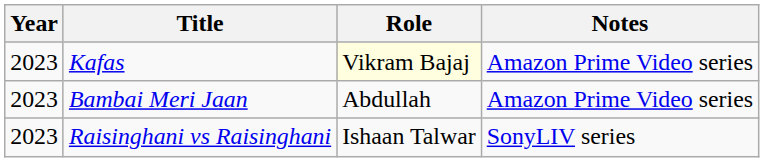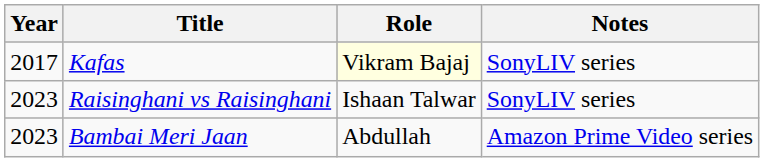(34, 61) 2023 -> (34, 61) 2017
(620, 61) Amazon Prime Video series -> (561, 61) SonyLIV series
rows swapped: (158, 99) <-> (200, 136)
